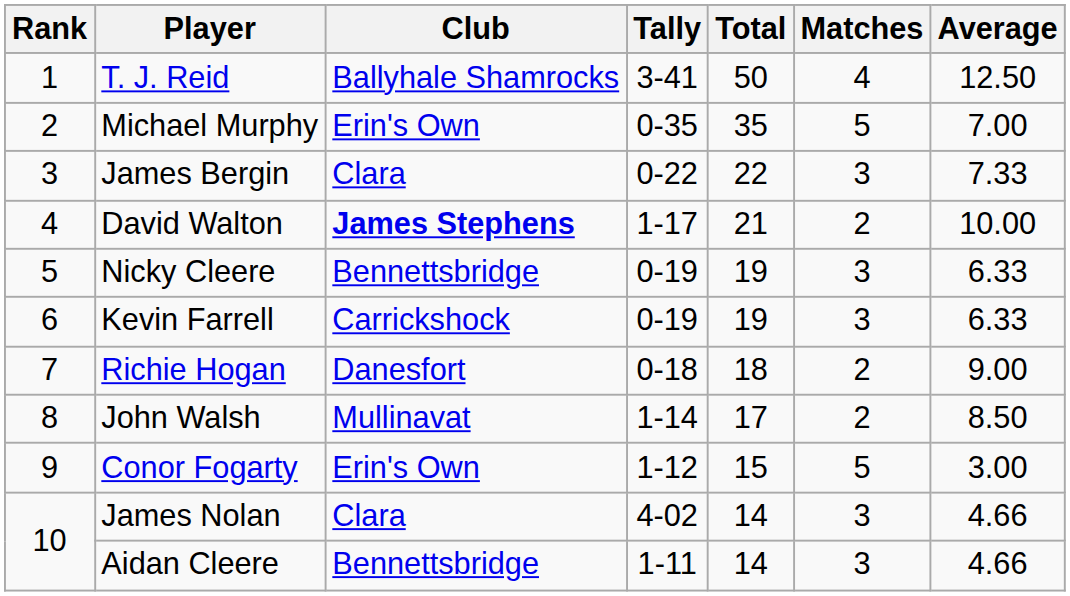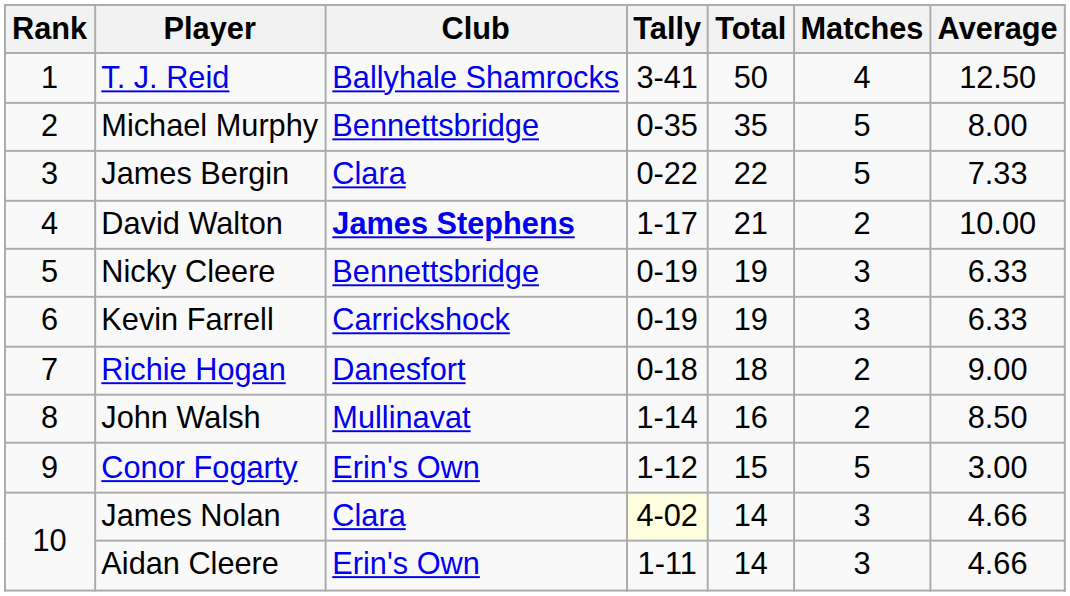(406, 126) Erin's Own -> (436, 126) Bennettsbridge
(998, 126) 7.00 -> (998, 126) 8.00
(862, 175) 3 -> (862, 175) 5
(751, 418) 17 -> (751, 418) 16
(667, 516) no background -> (667, 516) lightyellow background
(436, 564) Bennettsbridge -> (406, 564) Erin's Own
